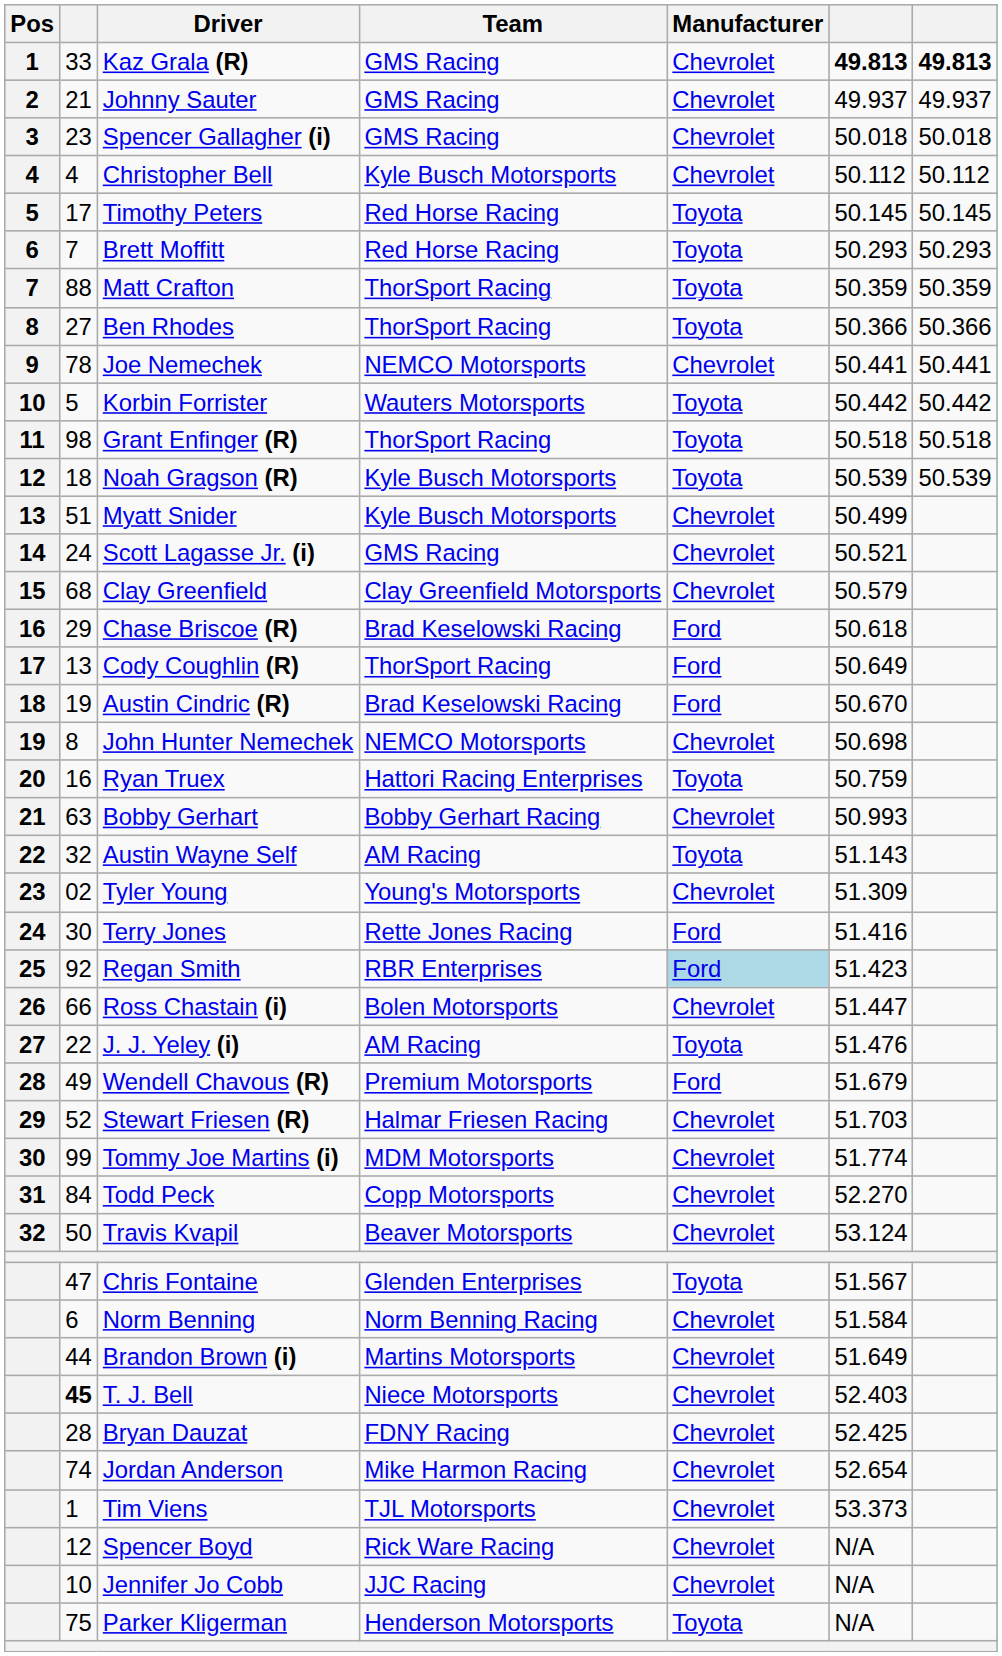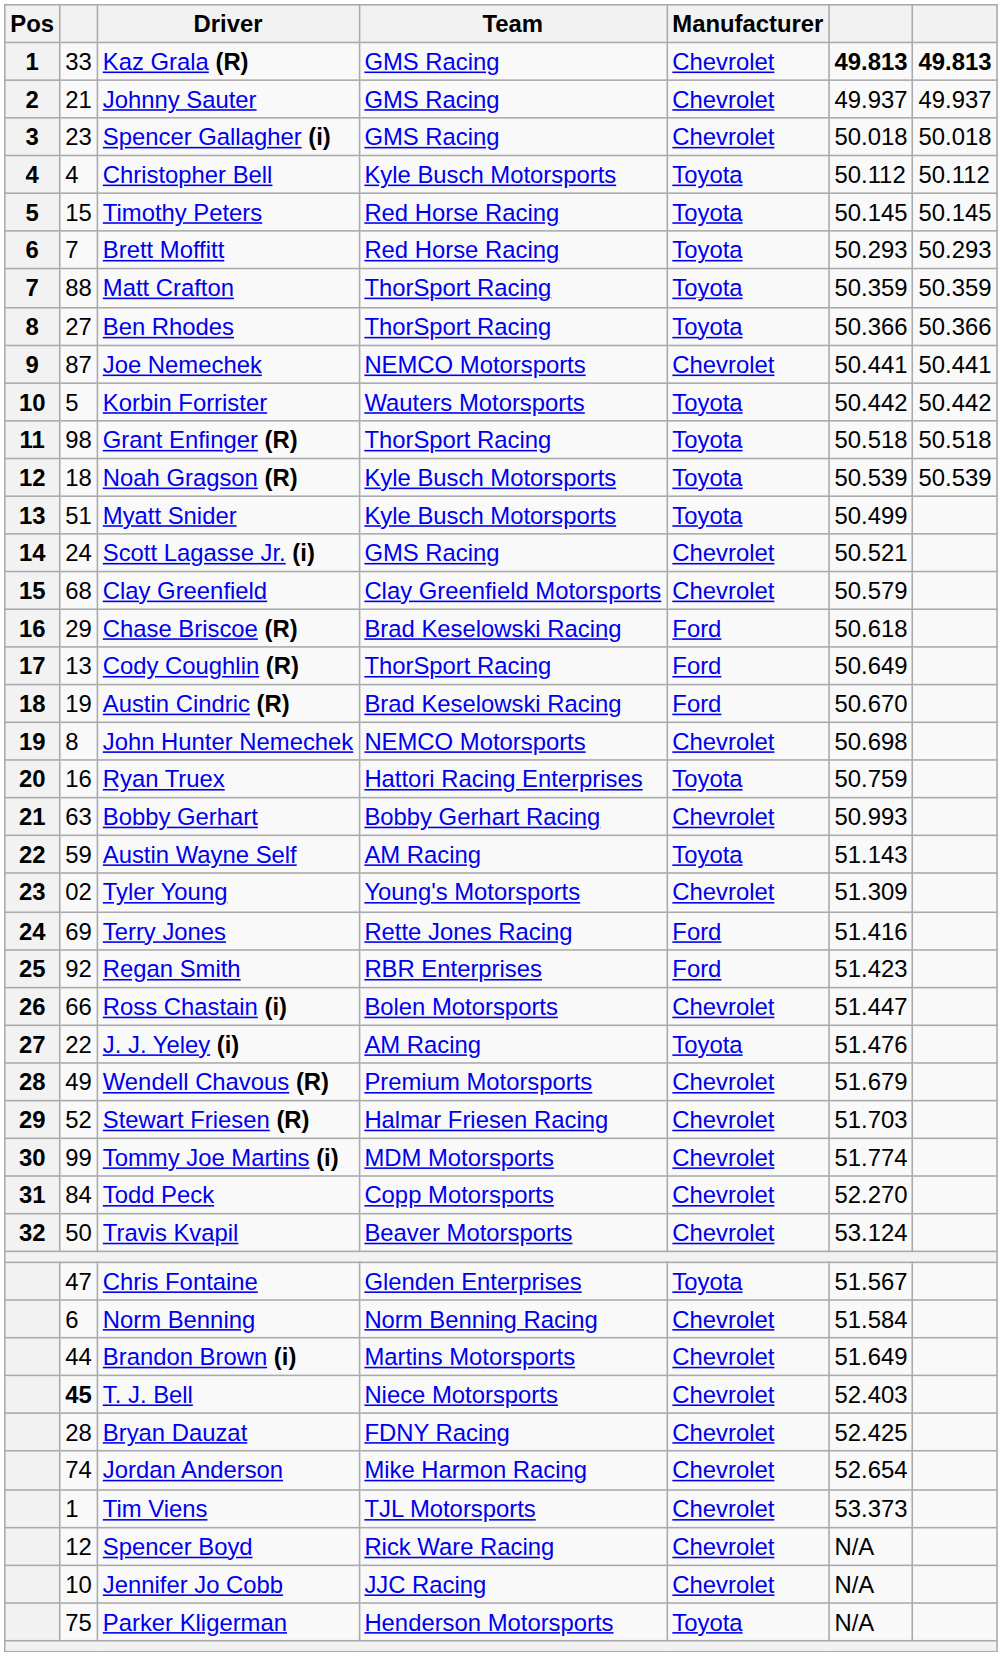(723, 175) Chevrolet -> (707, 175) Toyota
(78, 213) 17 -> (78, 213) 15
(78, 364) 78 -> (78, 364) 87
(723, 515) Chevrolet -> (707, 515) Toyota
(78, 855) 32 -> (78, 855) 59
(78, 931) 30 -> (78, 931) 69
(697, 968) lightblue background -> (697, 968) no background
(697, 1082) Ford -> (723, 1082) Chevrolet
